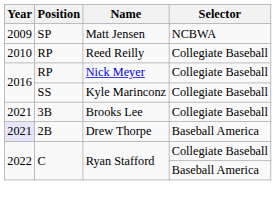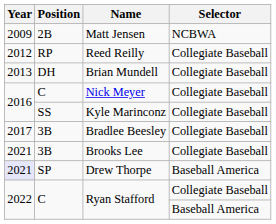(44, 33) SP -> (45, 33) 2B
(20, 53) 2010 -> (20, 53) 2012
+ row: (122, 72)
(45, 72) RP -> (42, 92) C
+ row: (126, 131)
(45, 131) 2B -> (44, 170) SP
